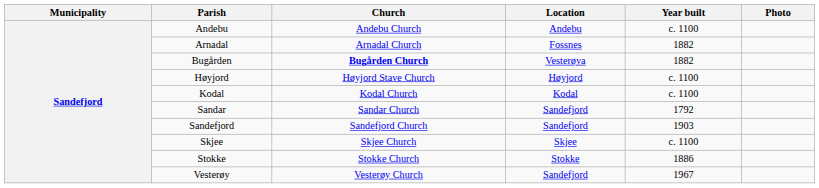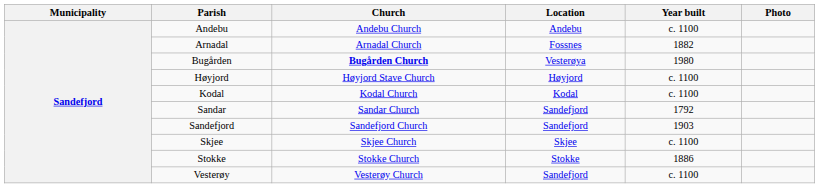(683, 61) 1882 -> (683, 61) 1980
(683, 175) 1967 -> (683, 175) c. 1100
